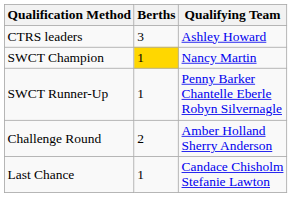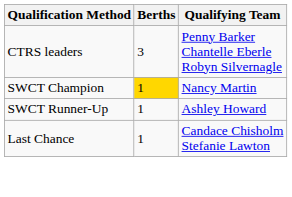(224, 36) Ashley Howard -> (232, 51) Penny Barker Chantelle Eberle Robyn Silvernagle
(232, 94) Penny Barker Chantelle Eberle Robyn Silvernagle -> (224, 109) Ashley Howard
- row: (54, 138)
